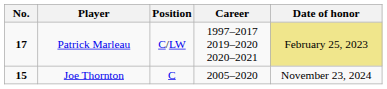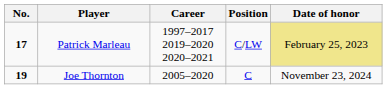columns swapped: (172, 13) <-> (232, 13)
(21, 75) 15 -> (21, 75) 19
